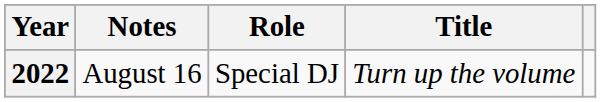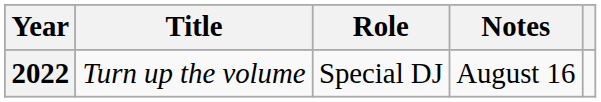columns swapped: (464, 27) <-> (142, 27)
